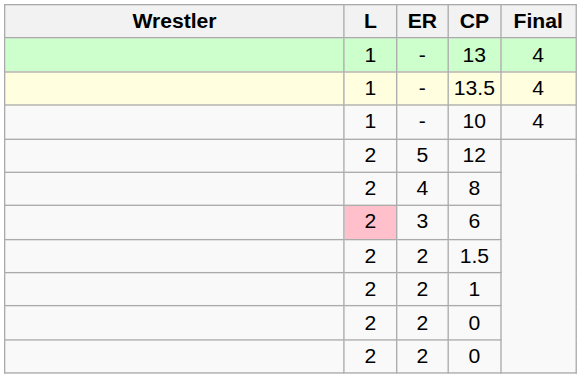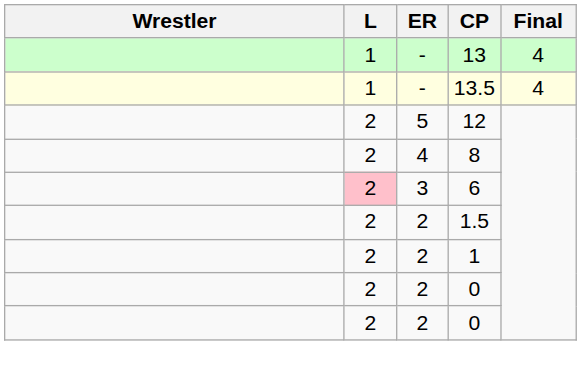- row: (422, 121)
